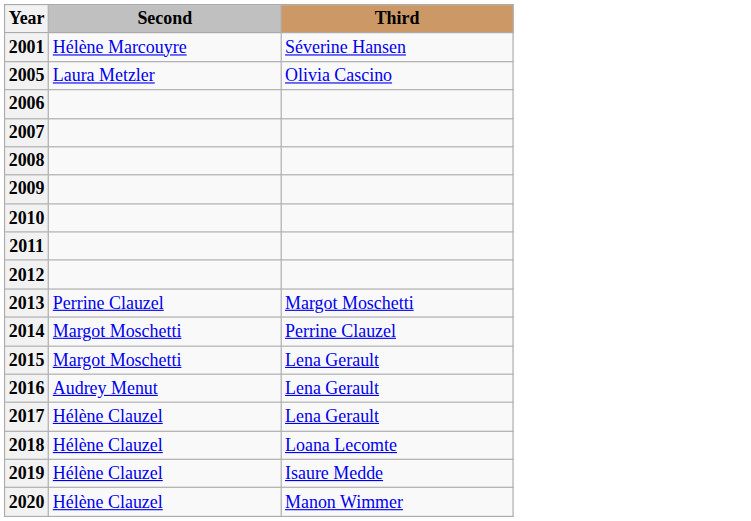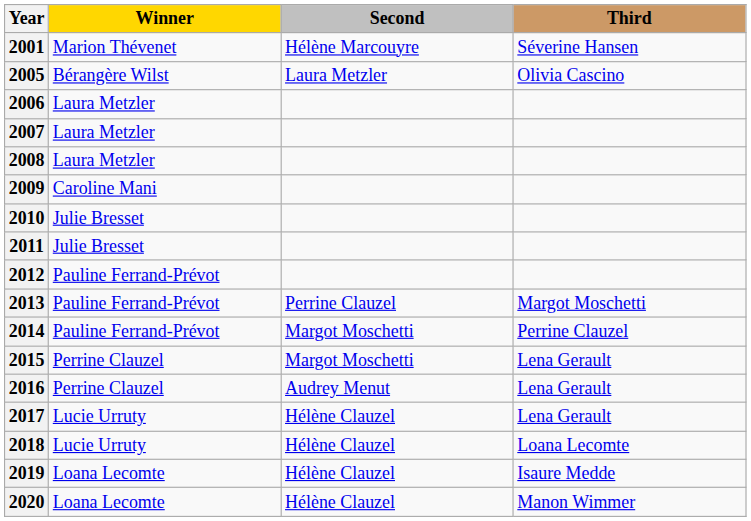+ column: (165, 18)
